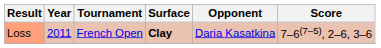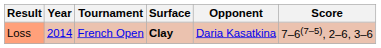(59, 33) 2011 -> (60, 33) 2014
